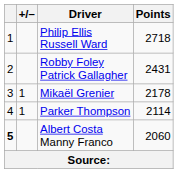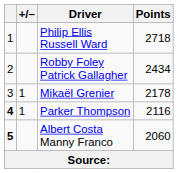(158, 69) 2431 -> (158, 69) 2434
(10, 111) normal -> (10, 111) bold
(158, 111) 2114 -> (158, 111) 2116
